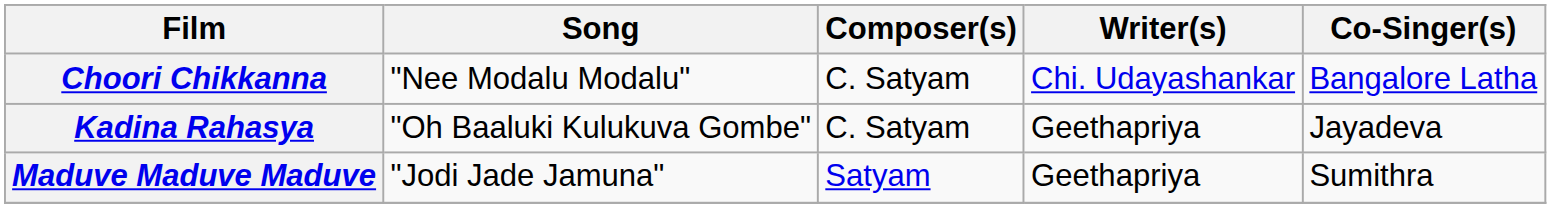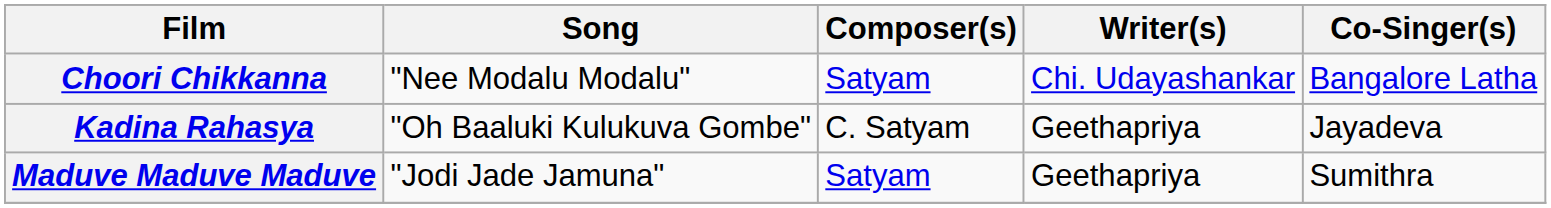(898, 78) C. Satyam -> (878, 78) Satyam
